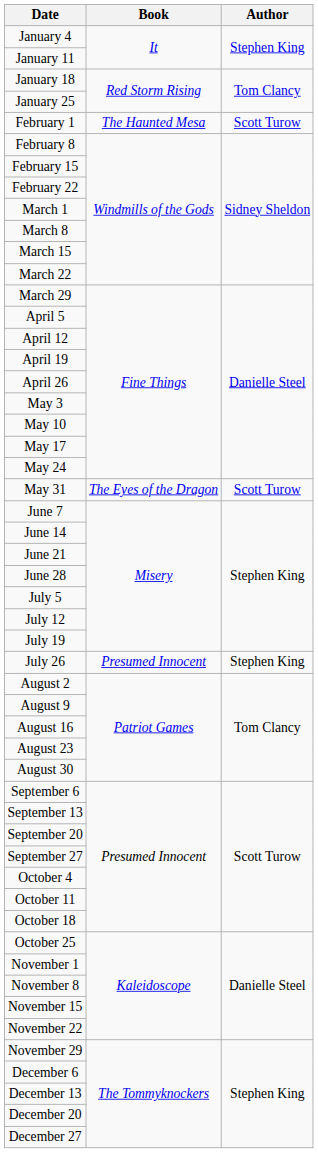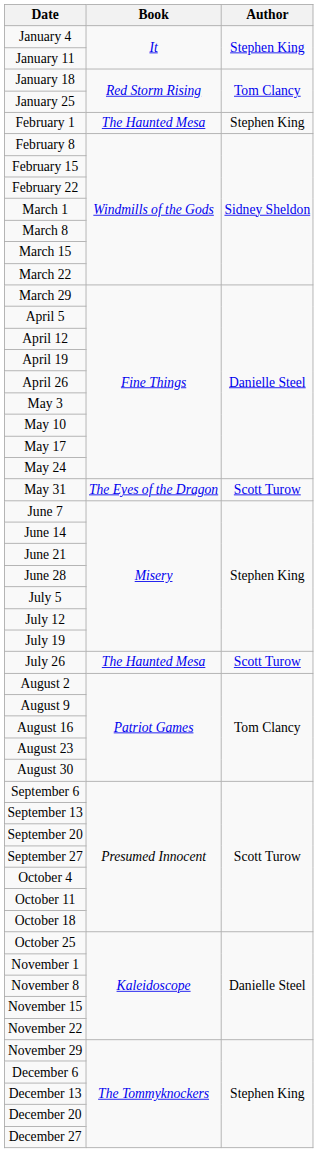(267, 123) Scott Turow -> (267, 123) Stephen King
(154, 662) Presumed Innocent -> (154, 662) The Haunted Mesa
(267, 662) Stephen King -> (267, 662) Scott Turow
